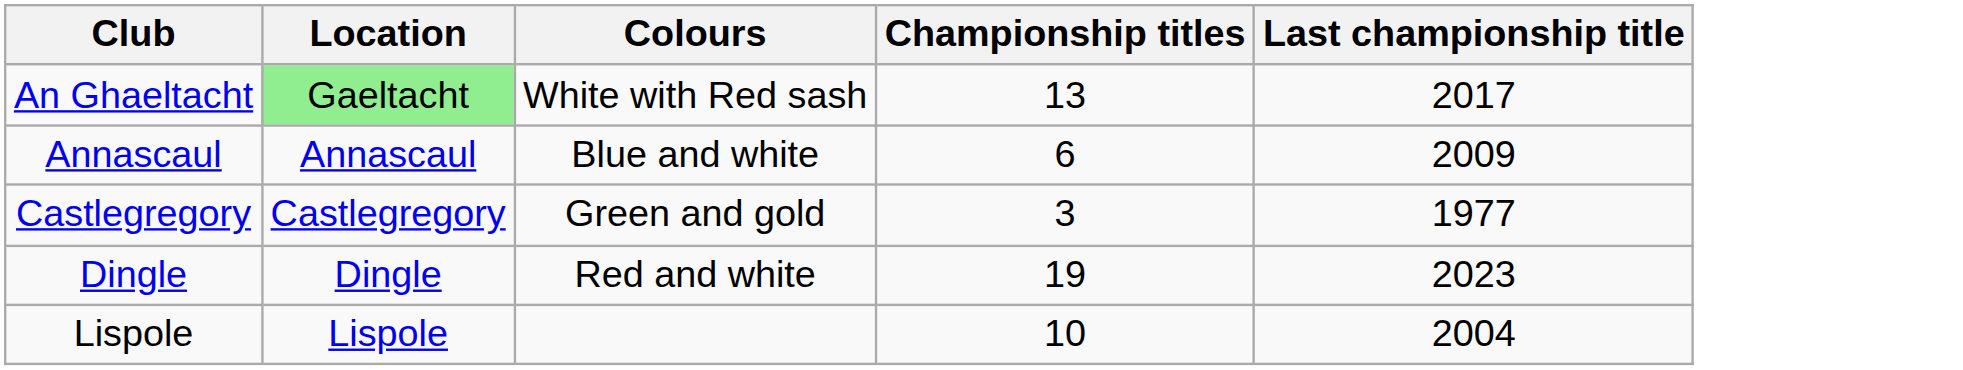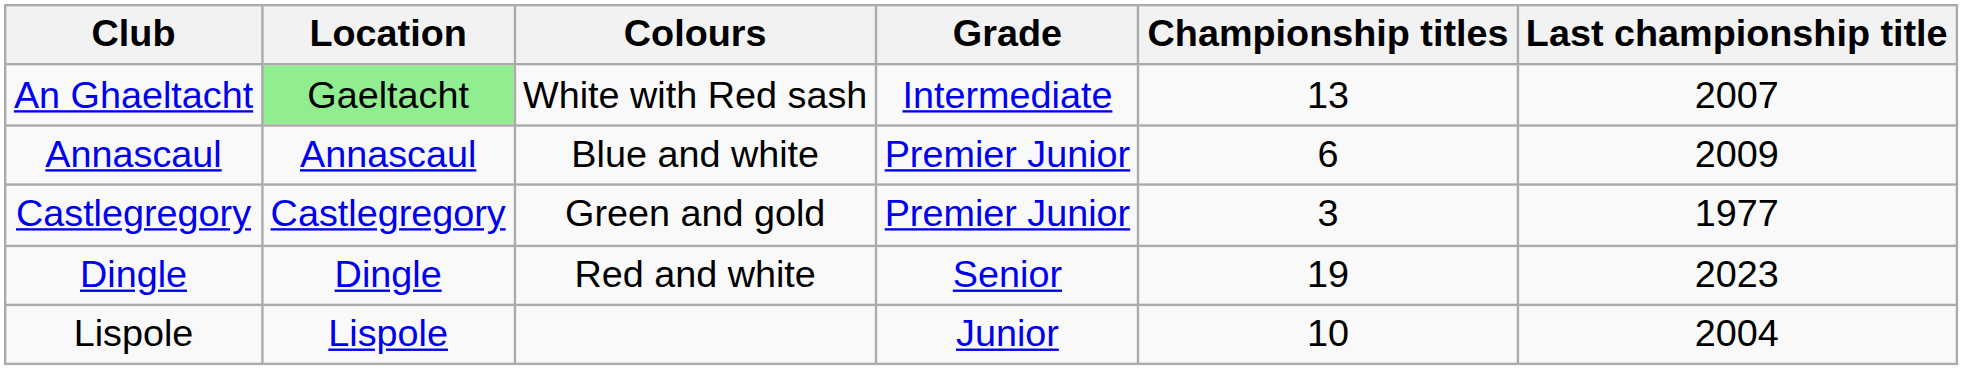+ column: (1007, 34)
(1474, 94) 2017 -> (1737, 94) 2007
